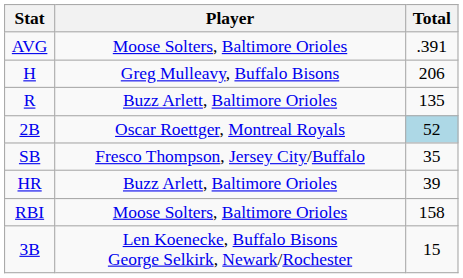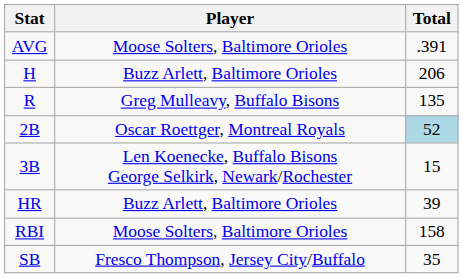(230, 73) Greg Mulleavy, Buffalo Bisons -> (230, 73) Buzz Arlett, Baltimore Orioles
(230, 101) Buzz Arlett, Baltimore Orioles -> (230, 101) Greg Mulleavy, Buffalo Bisons
rows swapped: (30, 249) <-> (30, 156)
